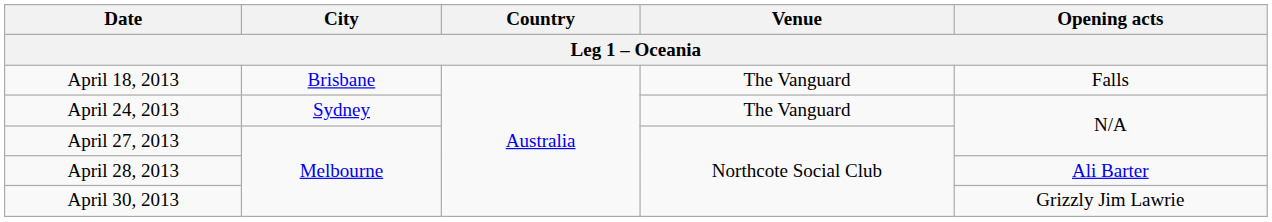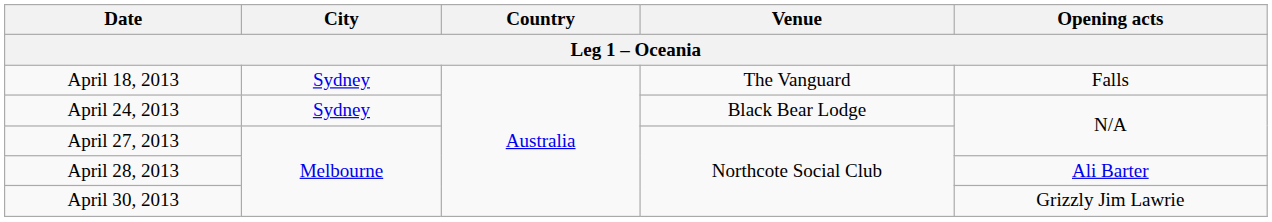(341, 79) Brisbane -> (341, 79) Sydney
(797, 110) The Vanguard -> (797, 110) Black Bear Lodge
